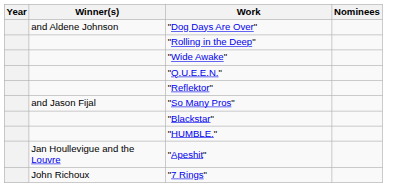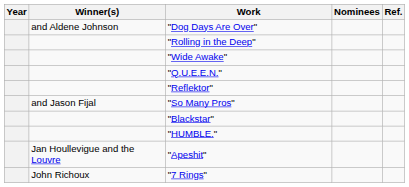+ column: (393, 12)
